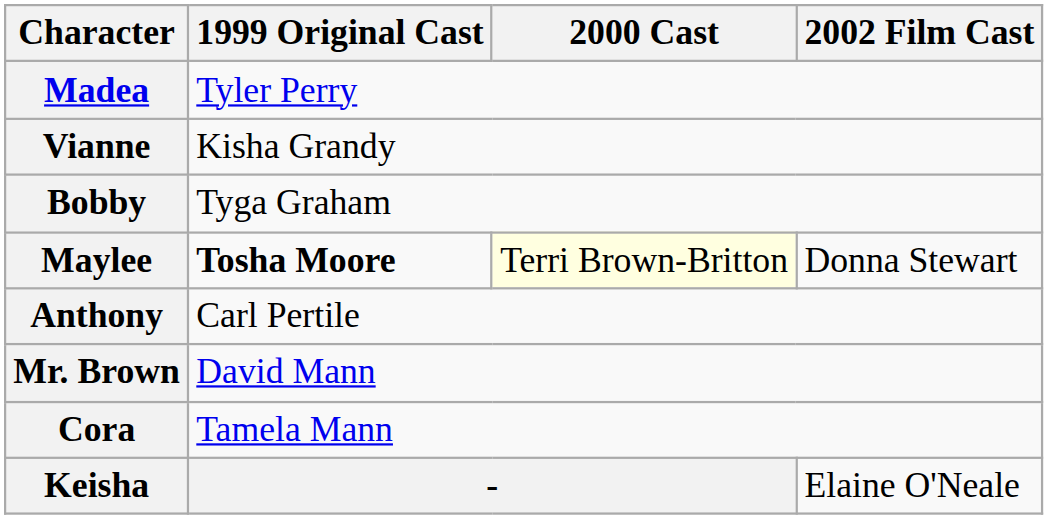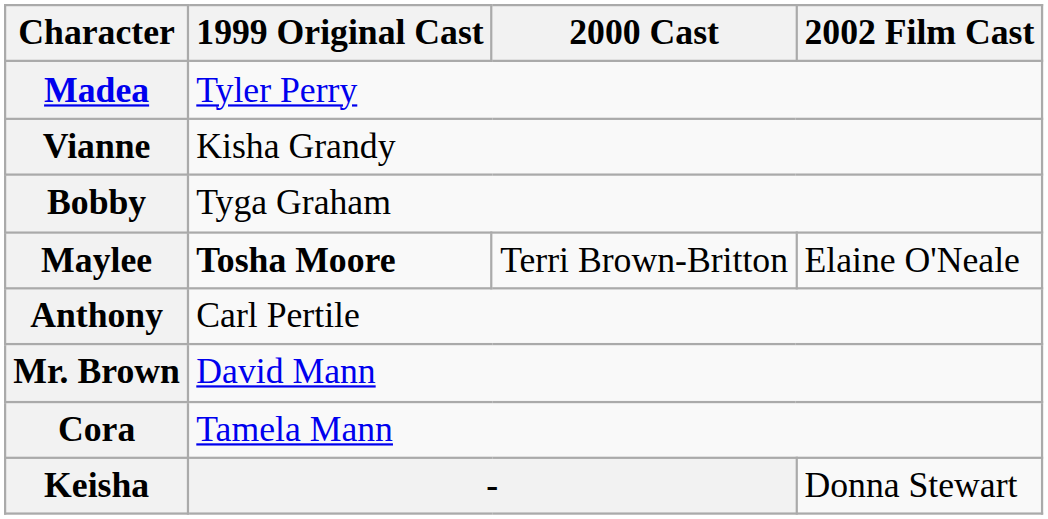(644, 259) lightyellow background -> (644, 259) no background
(911, 259) Donna Stewart -> (912, 259) Elaine O'Neale
(912, 485) Elaine O'Neale -> (911, 485) Donna Stewart
